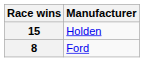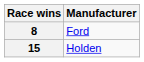rows swapped: (34, 31) <-> (34, 48)
